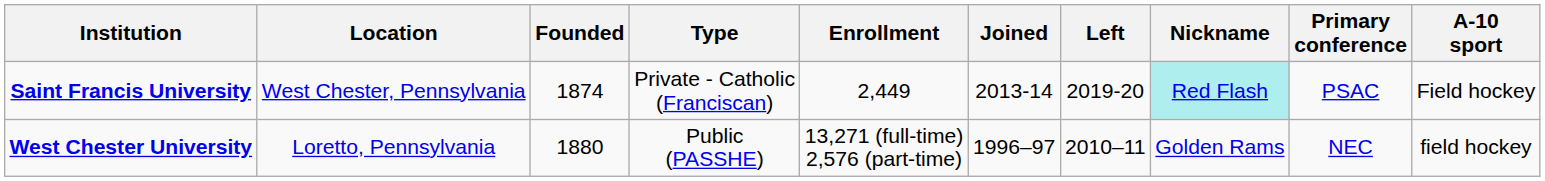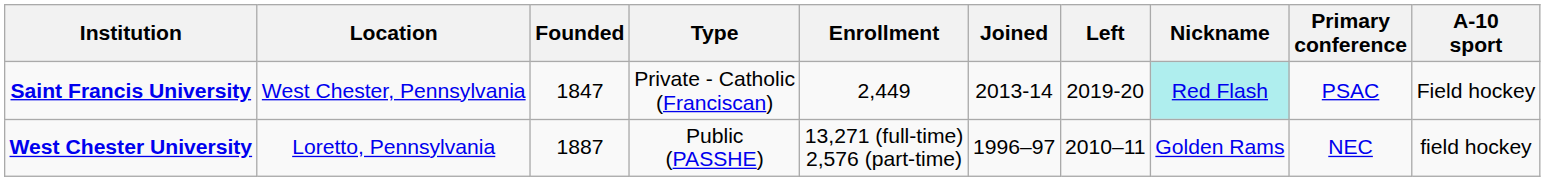(580, 90) 1874 -> (580, 90) 1847
(580, 147) 1880 -> (580, 147) 1887
